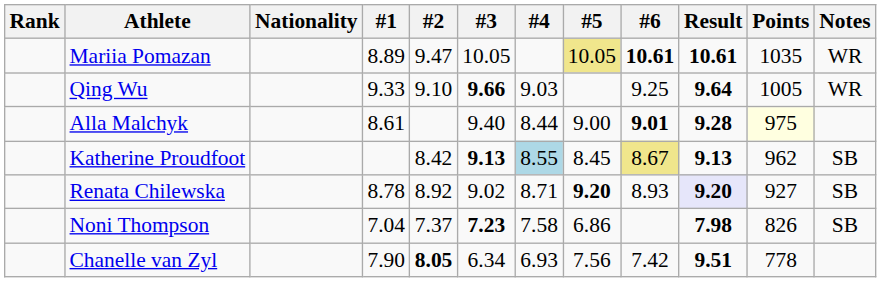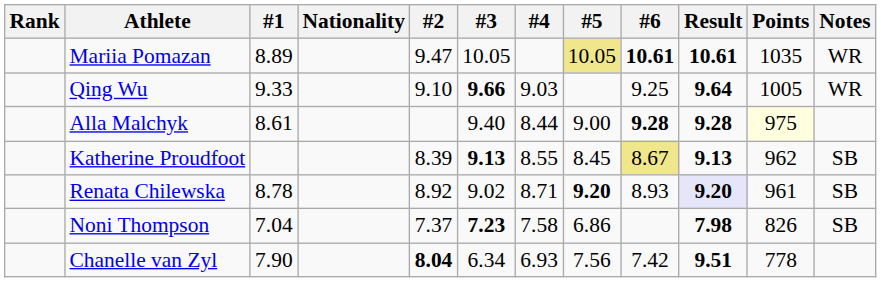columns swapped: (306, 21) <-> (386, 21)
(650, 123) 9.01 -> (650, 123) 9.28
(434, 157) 8.42 -> (434, 157) 8.39
(539, 157) lightblue background -> (539, 157) no background
(781, 191) 927 -> (781, 191) 961
(434, 259) 8.05 -> (434, 259) 8.04
